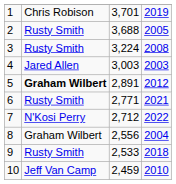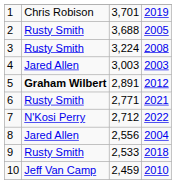(63, 135) Graham Wilbert -> (52, 135) Jared Allen
